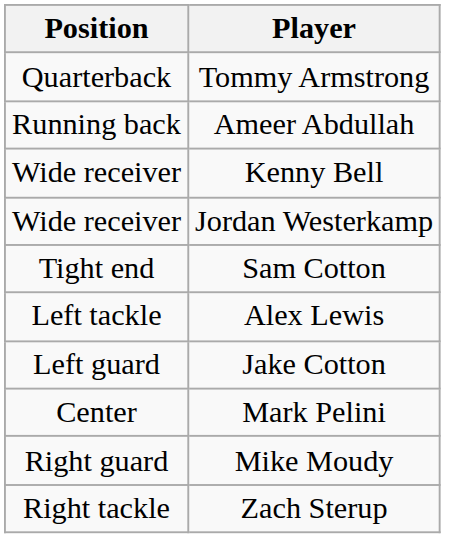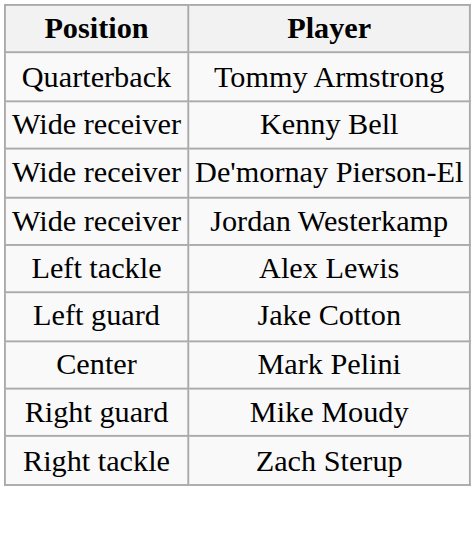- row: (314, 124)
+ row: (329, 172)
- row: (314, 268)
